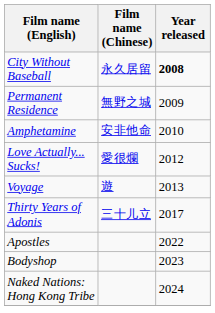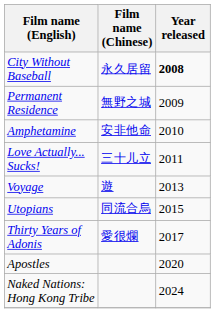(120, 158) 愛很爛 -> (126, 158) 三十儿立
(171, 159) 2012 -> (171, 159) 2011
+ row: (30, 209)
(126, 214) 三十儿立 -> (120, 236) 愛很爛
(171, 241) 2022 -> (171, 263) 2020
- row: (32, 261)
